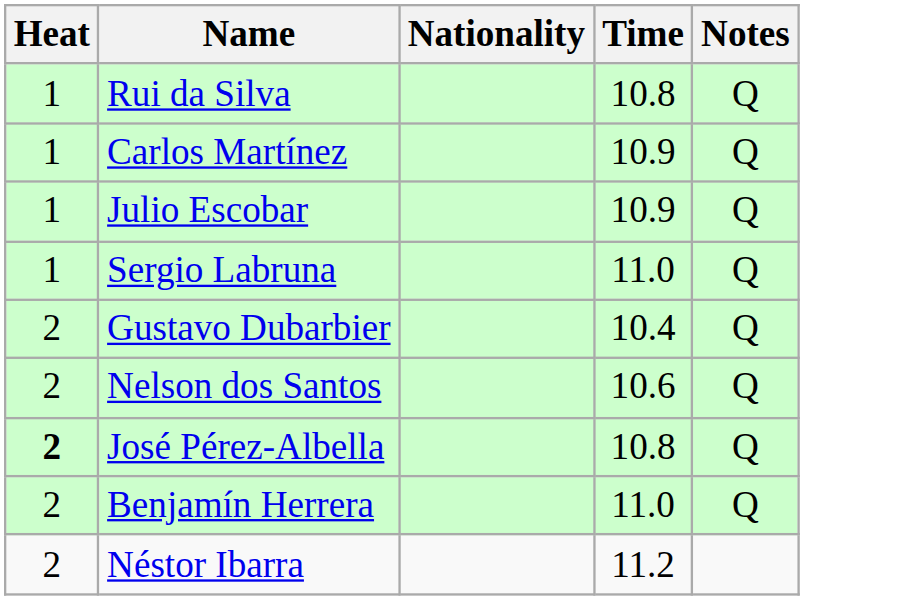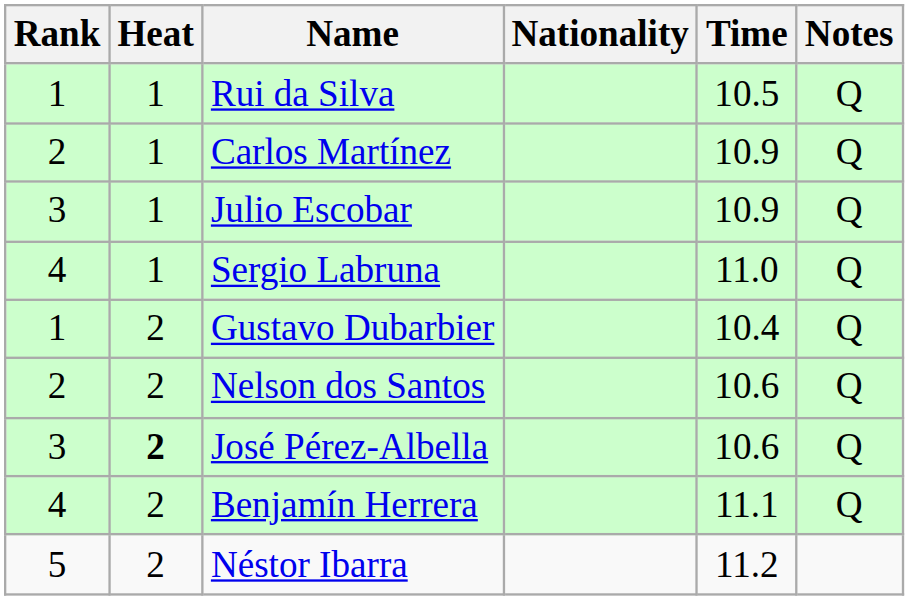+ column: (57, 33)
(643, 92) 10.8 -> (747, 92) 10.5
(643, 446) 10.8 -> (747, 446) 10.6
(643, 504) 11.0 -> (747, 504) 11.1
